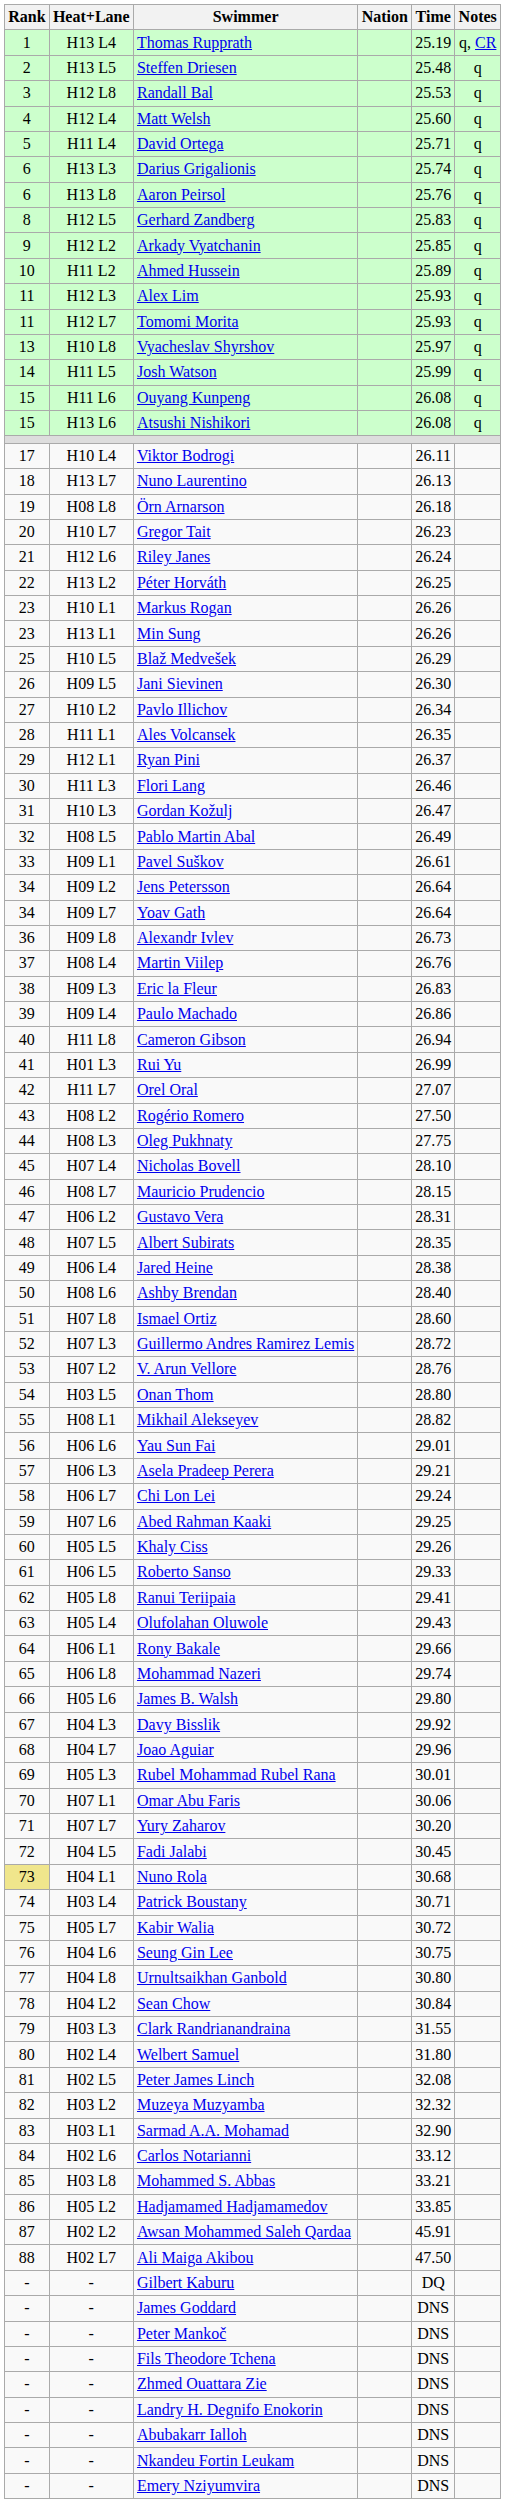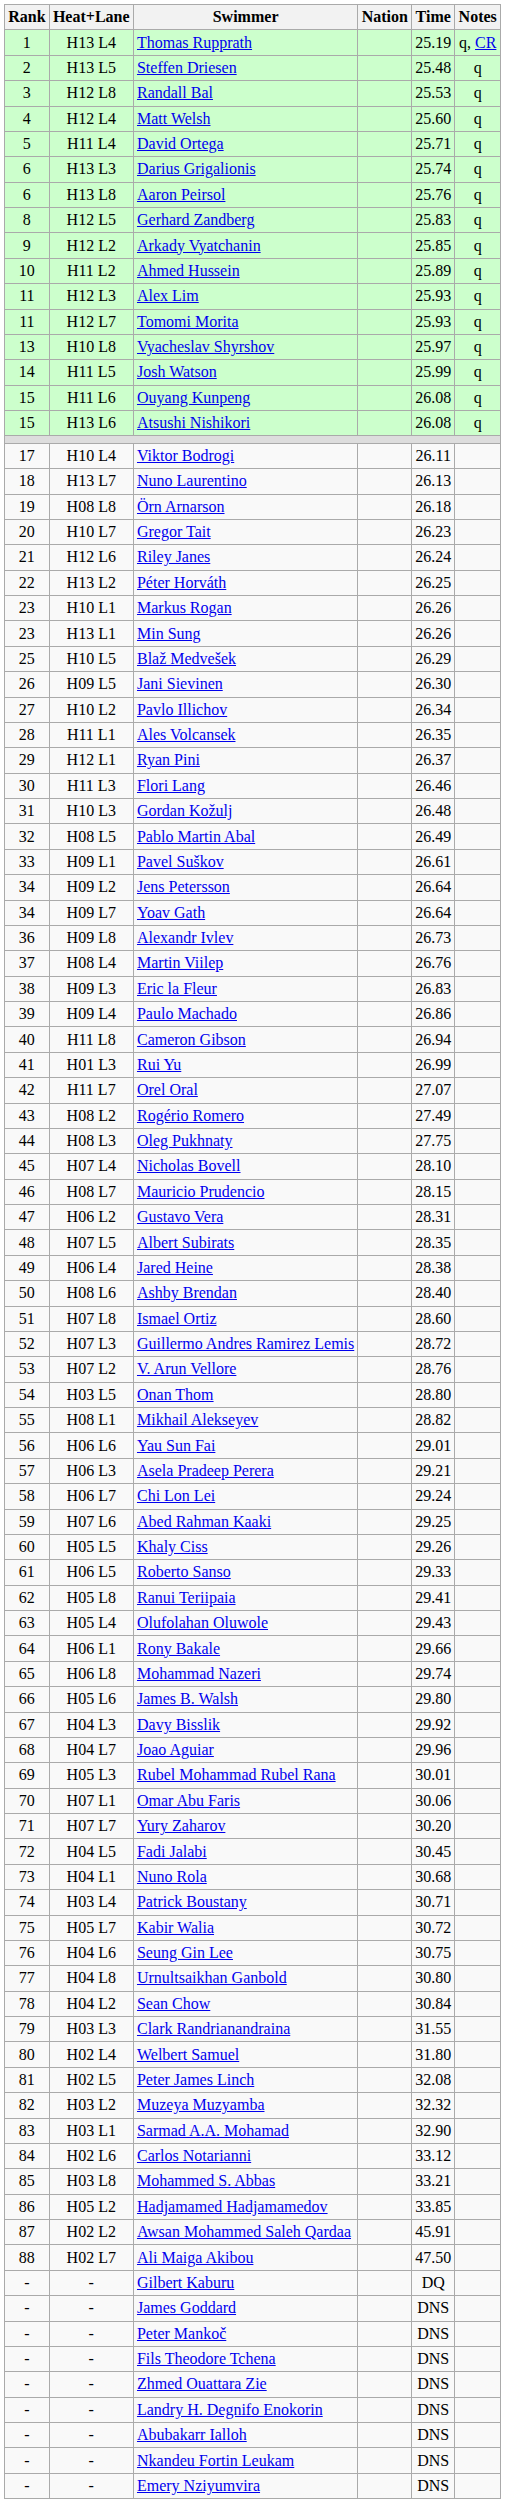(433, 811) 26.47 -> (433, 811) 26.48
(433, 1115) 27.50 -> (433, 1115) 27.49
(27, 1876) khaki background -> (27, 1876) no background
